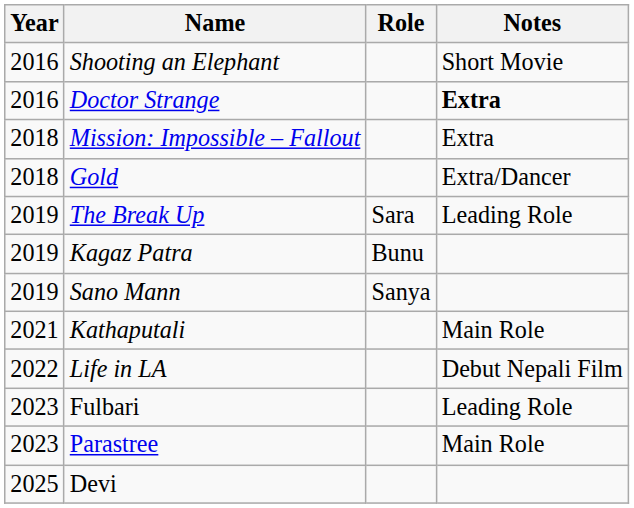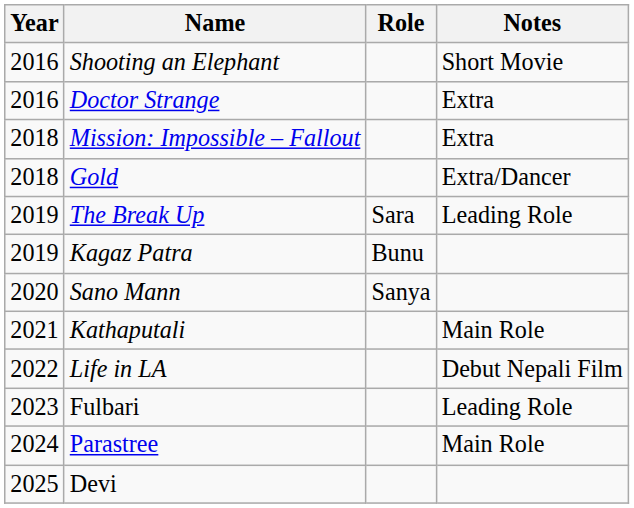(471, 100) bold -> (468, 100) normal
(34, 291) 2019 -> (34, 291) 2020
(34, 445) 2023 -> (34, 445) 2024
